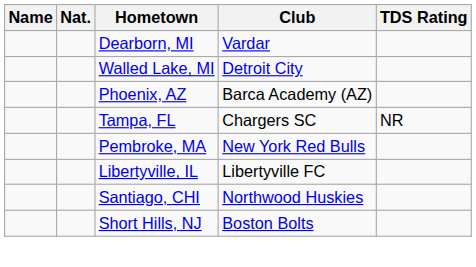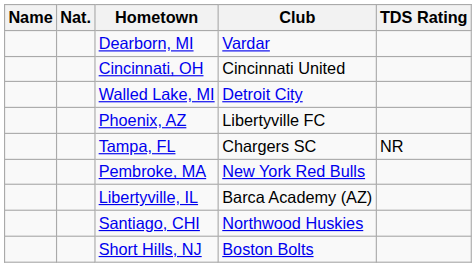+ row: (151, 69)
(297, 95) Barca Academy (AZ) -> (274, 121) Libertyville FC
(274, 172) Libertyville FC -> (297, 198) Barca Academy (AZ)
